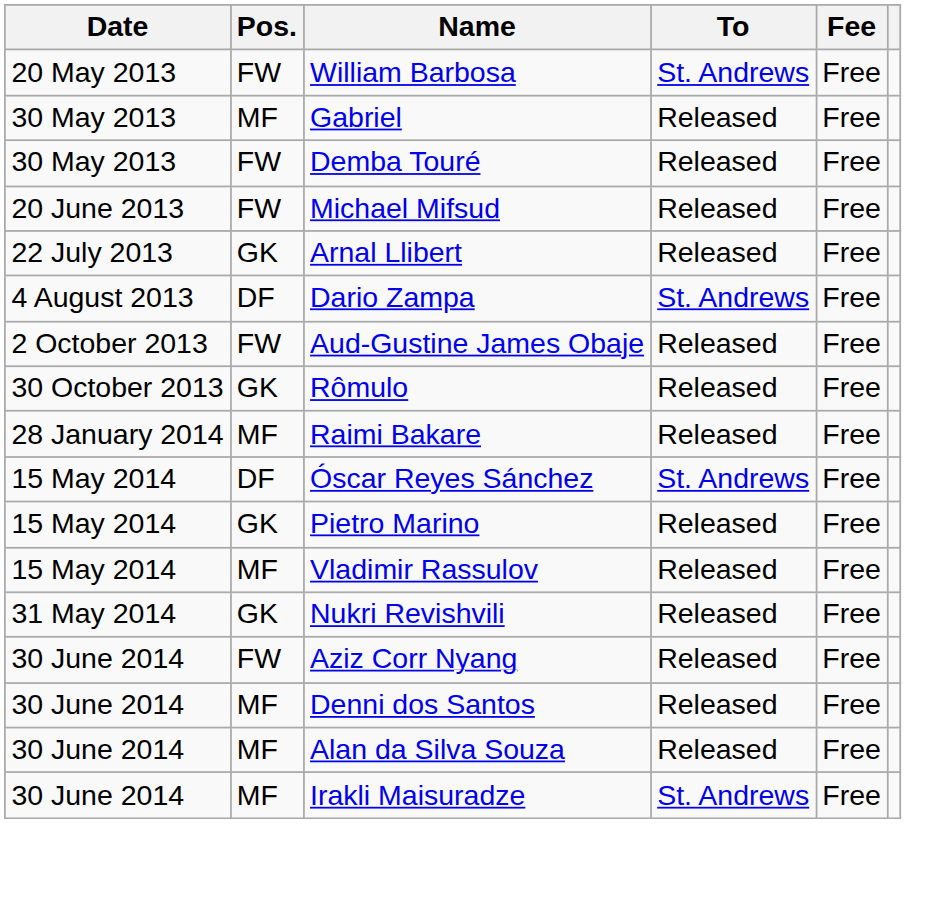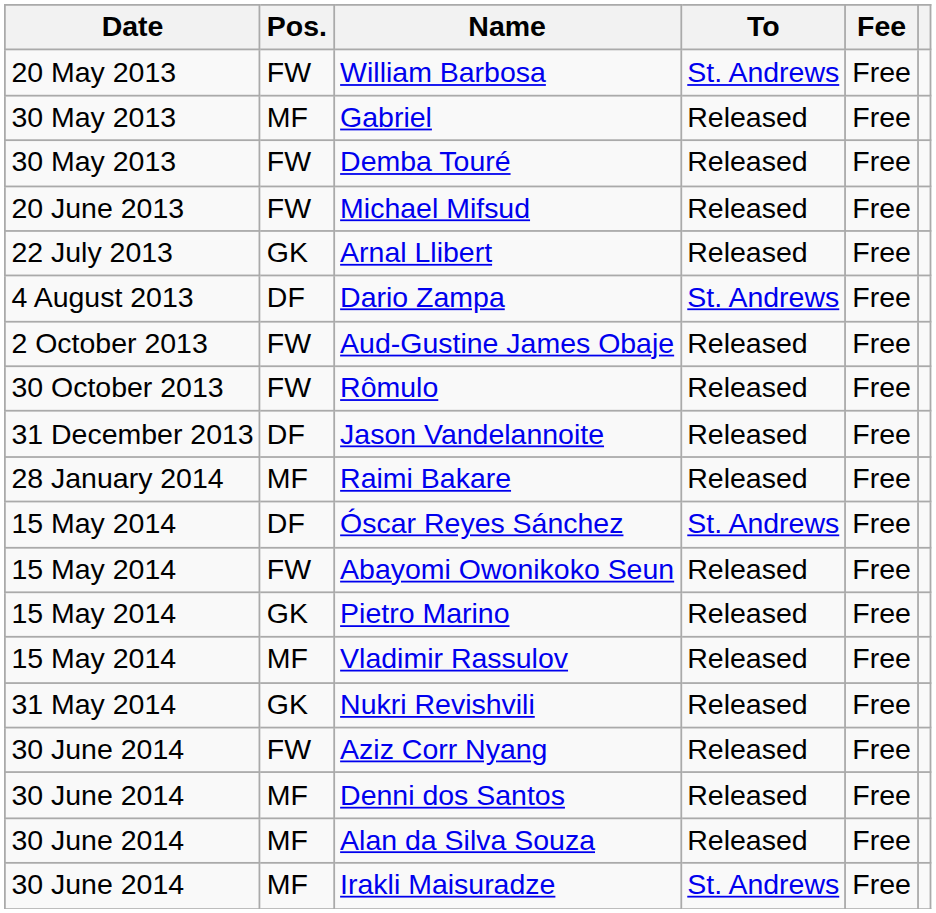(257, 388) GK -> (289, 388) FW
+ row: (472, 433)
+ row: (507, 569)
